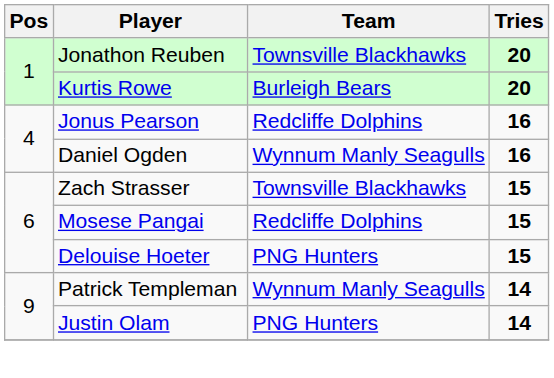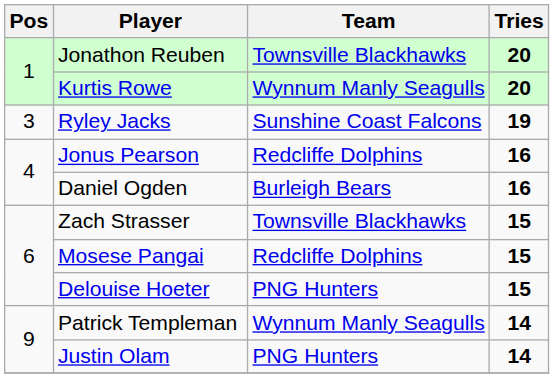(322, 88) Burleigh Bears -> (369, 88) Wynnum Manly Seagulls
+ row: (114, 121)
(369, 155) Wynnum Manly Seagulls -> (322, 188) Burleigh Bears
